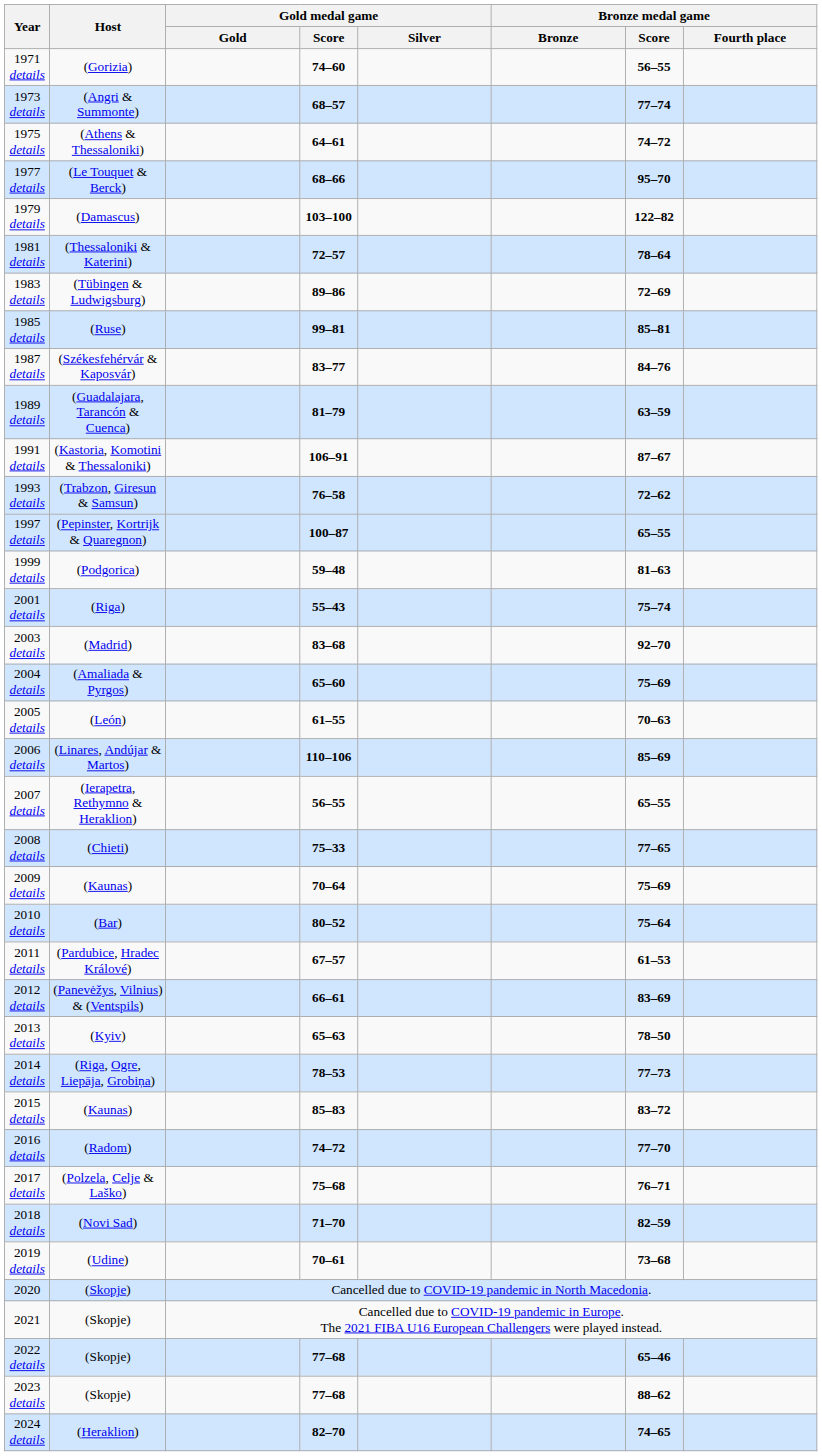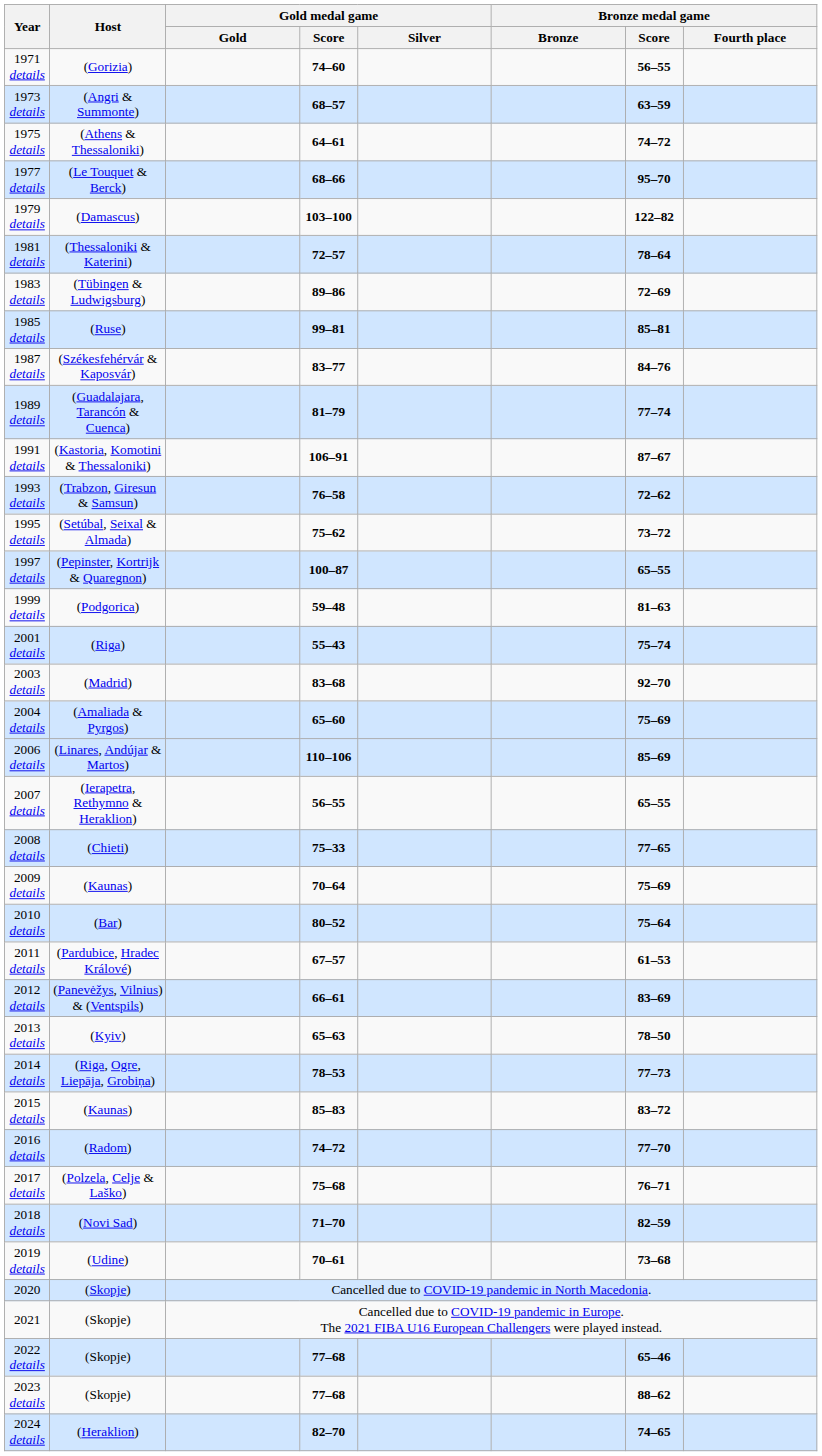(654, 104) 77–74 -> (654, 104) 63–59
(654, 412) 63–59 -> (654, 412) 77–74
+ row: (27, 532)
- row: (27, 720)
